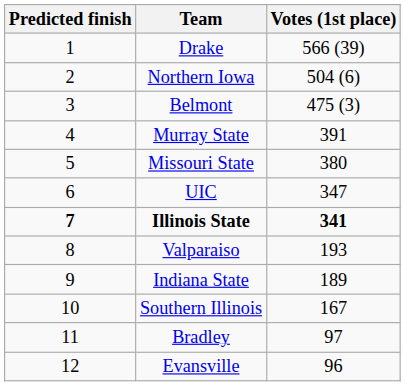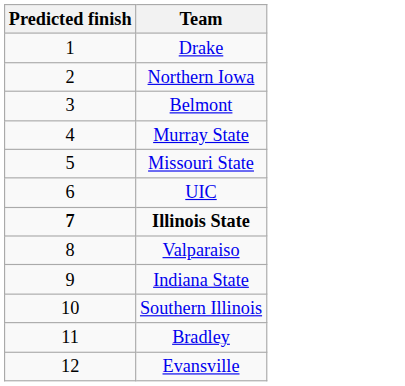- column: (333, 18)
